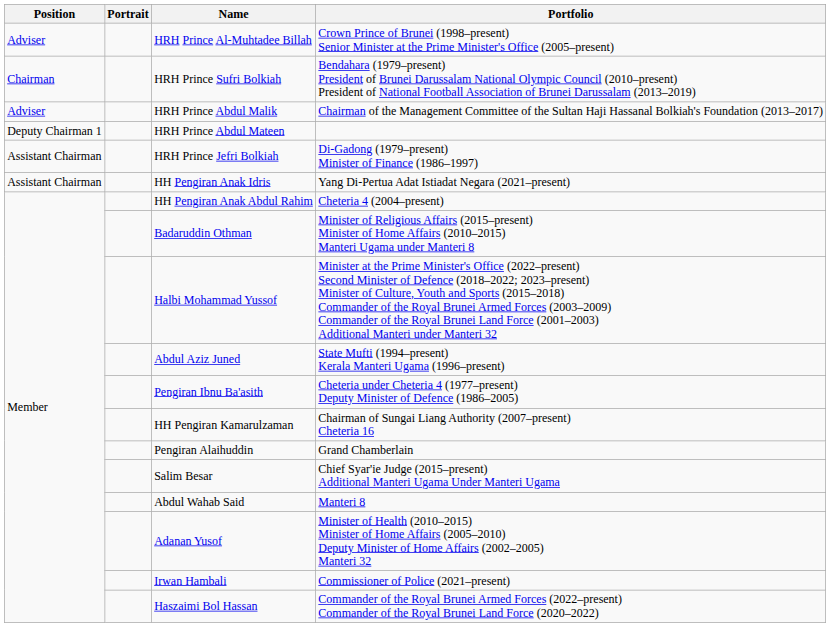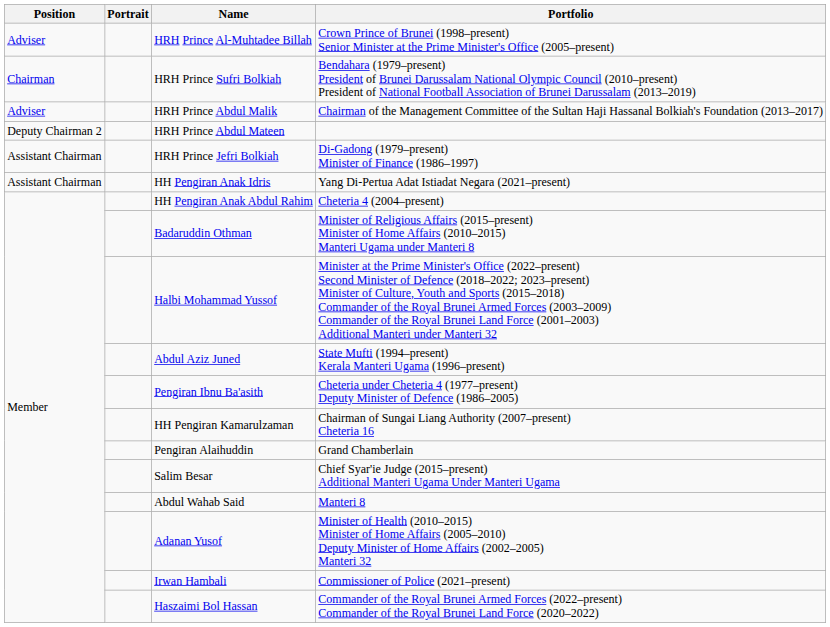(54, 130) Deputy Chairman 1 -> (54, 130) Deputy Chairman 2
